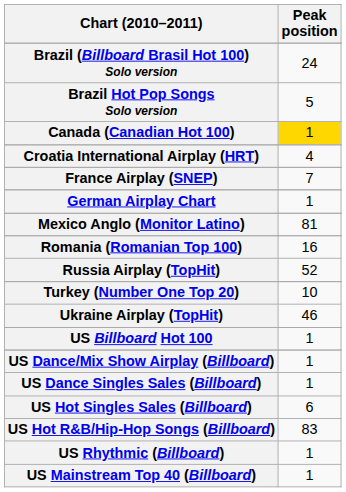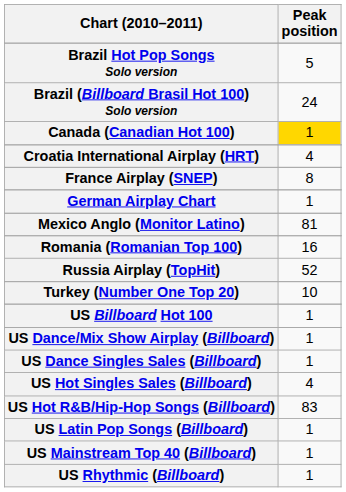rows swapped: (141, 63) <-> (141, 102)
(310, 178) 7 -> (310, 178) 8
- row: (141, 315)
(310, 407) 6 -> (310, 384) 4
+ row: (141, 429)
rows swapped: (141, 475) <-> (141, 452)
